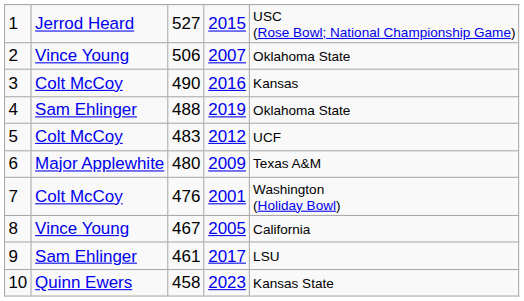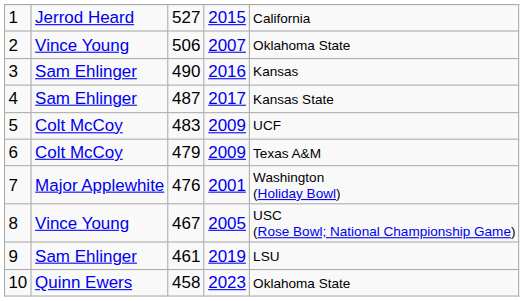(384, 24) USC (Rose Bowl; National Championship Game) -> (282, 18) California
(79, 83) Colt McCoy -> (86, 71) Sam Ehlinger
(186, 110) 488 -> (186, 98) 487
(227, 110) 2019 -> (227, 98) 2017
(302, 110) Oklahoma State -> (293, 99) Kansas State
(227, 136) 2012 -> (227, 125) 2009
(100, 163) Major Applewhite -> (79, 152) Colt McCoy
(186, 163) 480 -> (186, 152) 479
(79, 196) Colt McCoy -> (100, 185) Major Applewhite
(282, 229) California -> (384, 223) USC (Rose Bowl; National Championship Game)
(227, 255) 2017 -> (227, 255) 2019
(293, 283) Kansas State -> (302, 283) Oklahoma State
